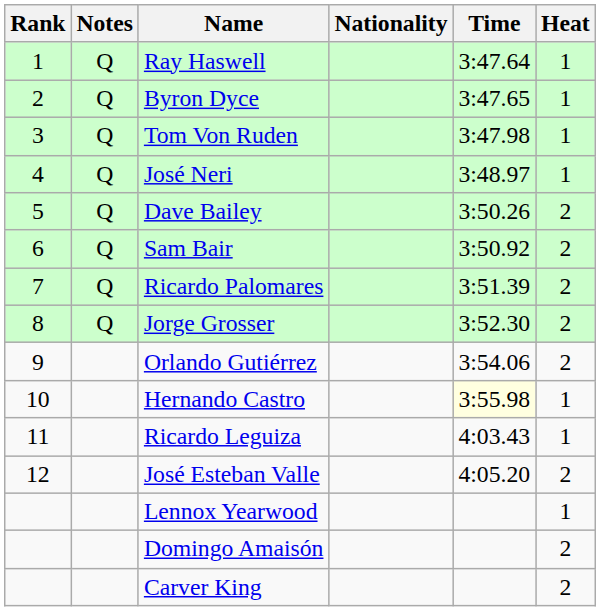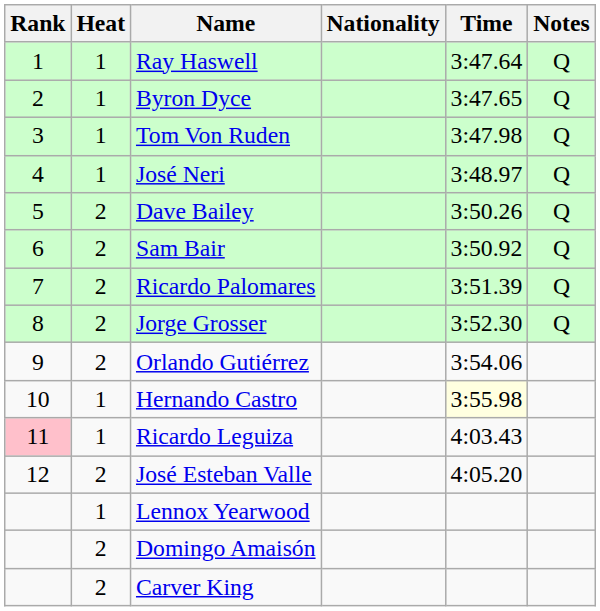columns swapped: (565, 23) <-> (105, 23)
(38, 436) no background -> (38, 436) pink background
